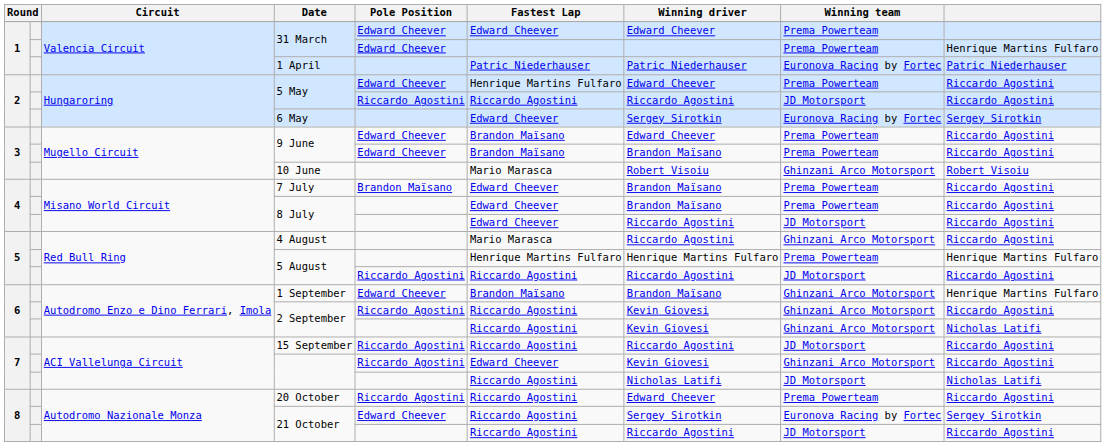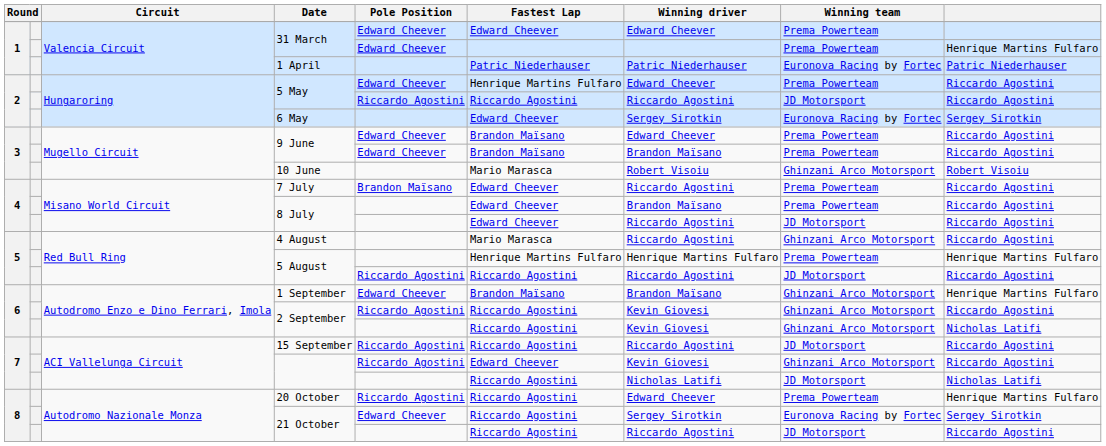(674, 188) Brandon Maïsano -> (680, 188) Riccardo Agostini
(1000, 398) Riccardo Agostini -> (1022, 398) Henrique Martins Fulfaro
